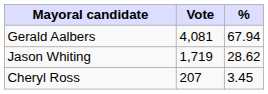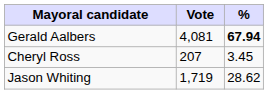(244, 36) normal -> (244, 36) bold
rows swapped: (49, 57) <-> (44, 78)
